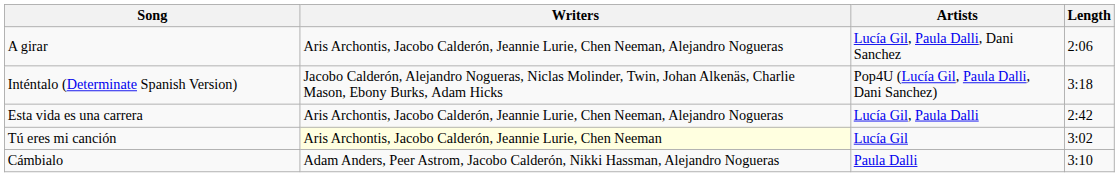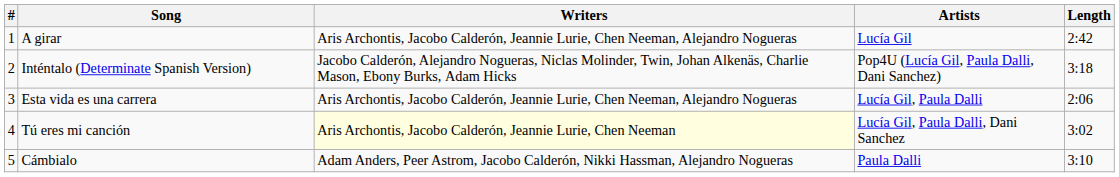+ column: (11, 15)
(934, 46) Lucía Gil, Paula Dalli, Dani Sanchez -> (885, 38) Lucía Gil
(1080, 46) 2:06 -> (1080, 38) 2:42
(1080, 115) 2:42 -> (1080, 99) 2:06
(881, 138) Lucía Gil -> (937, 130) Lucía Gil, Paula Dalli, Dani Sanchez
